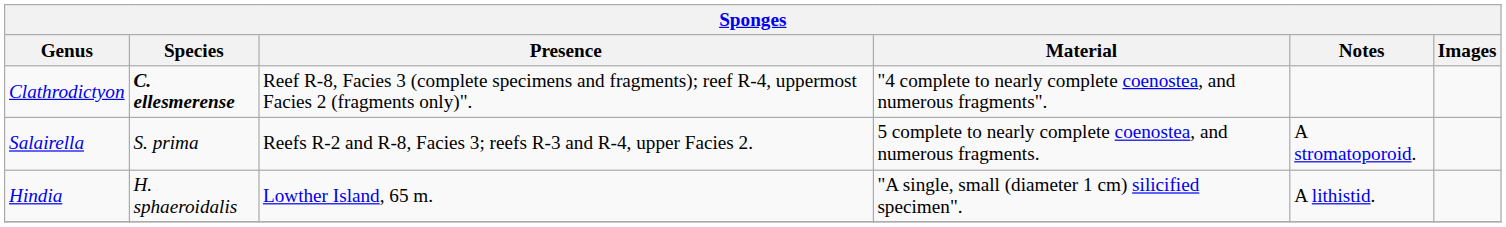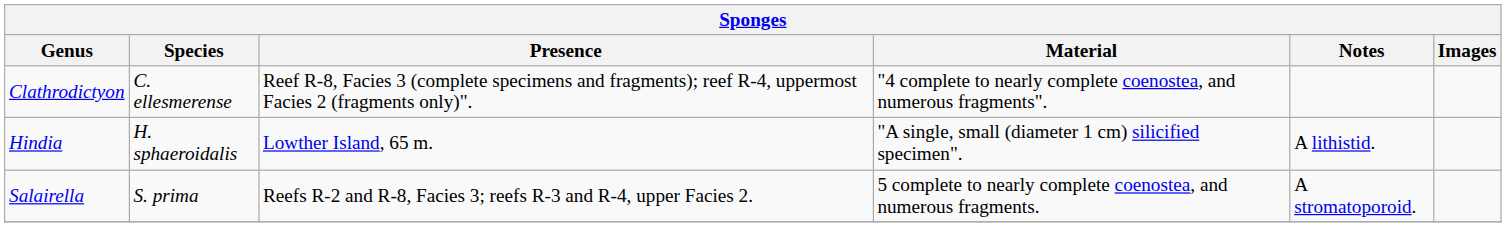(184, 91) bold -> (183, 91) normal
rows swapped: (36, 195) <-> (47, 143)
